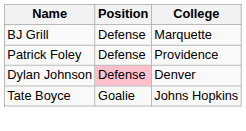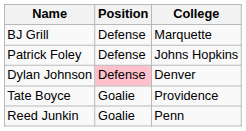(186, 55) Providence -> (196, 55) Johns Hopkins
(196, 95) Johns Hopkins -> (186, 95) Providence
+ row: (43, 116)
